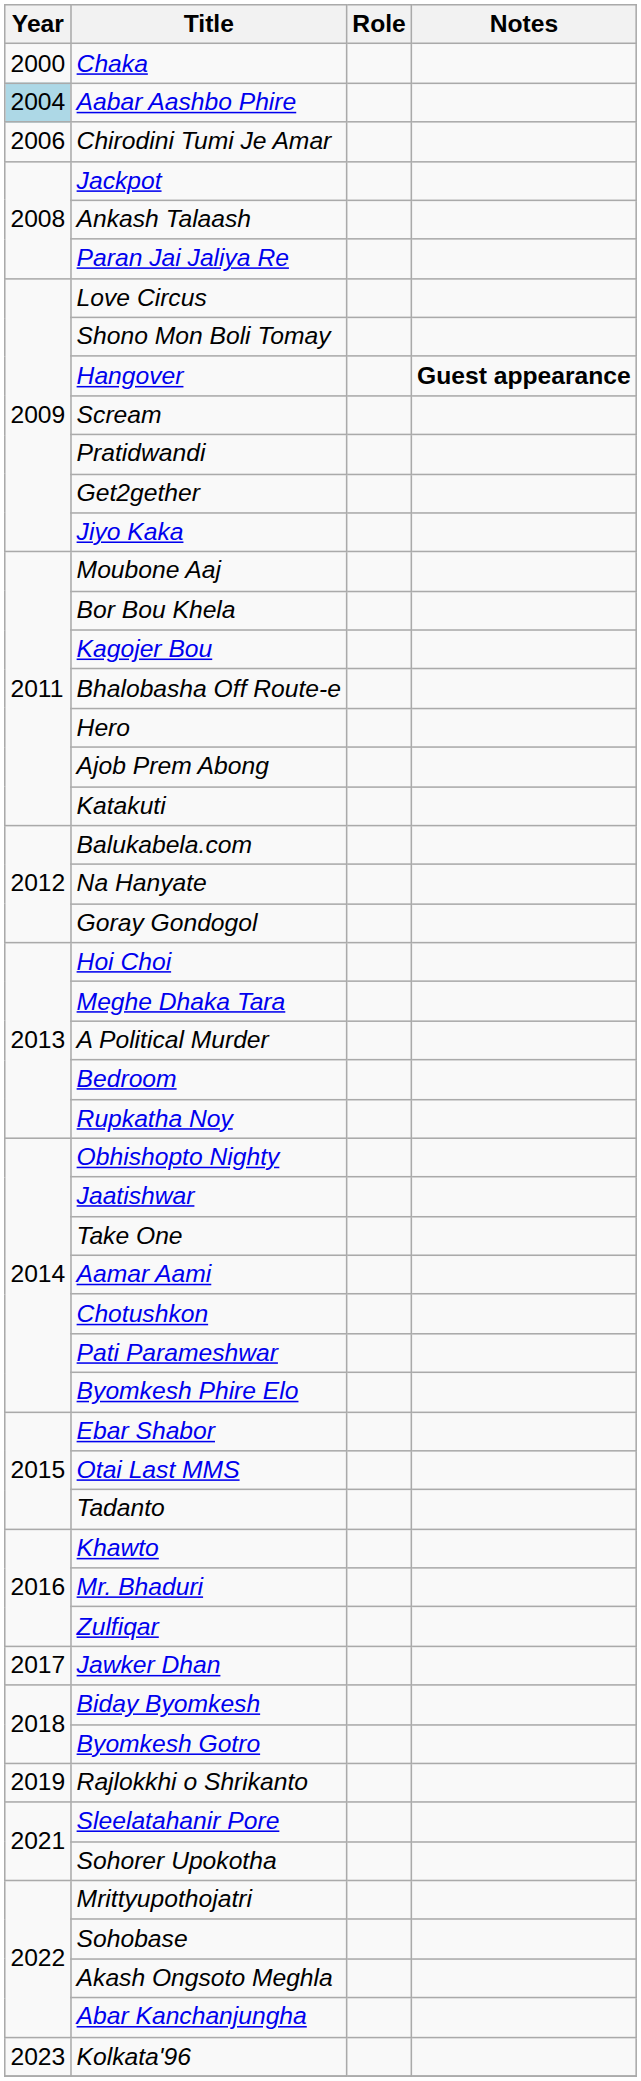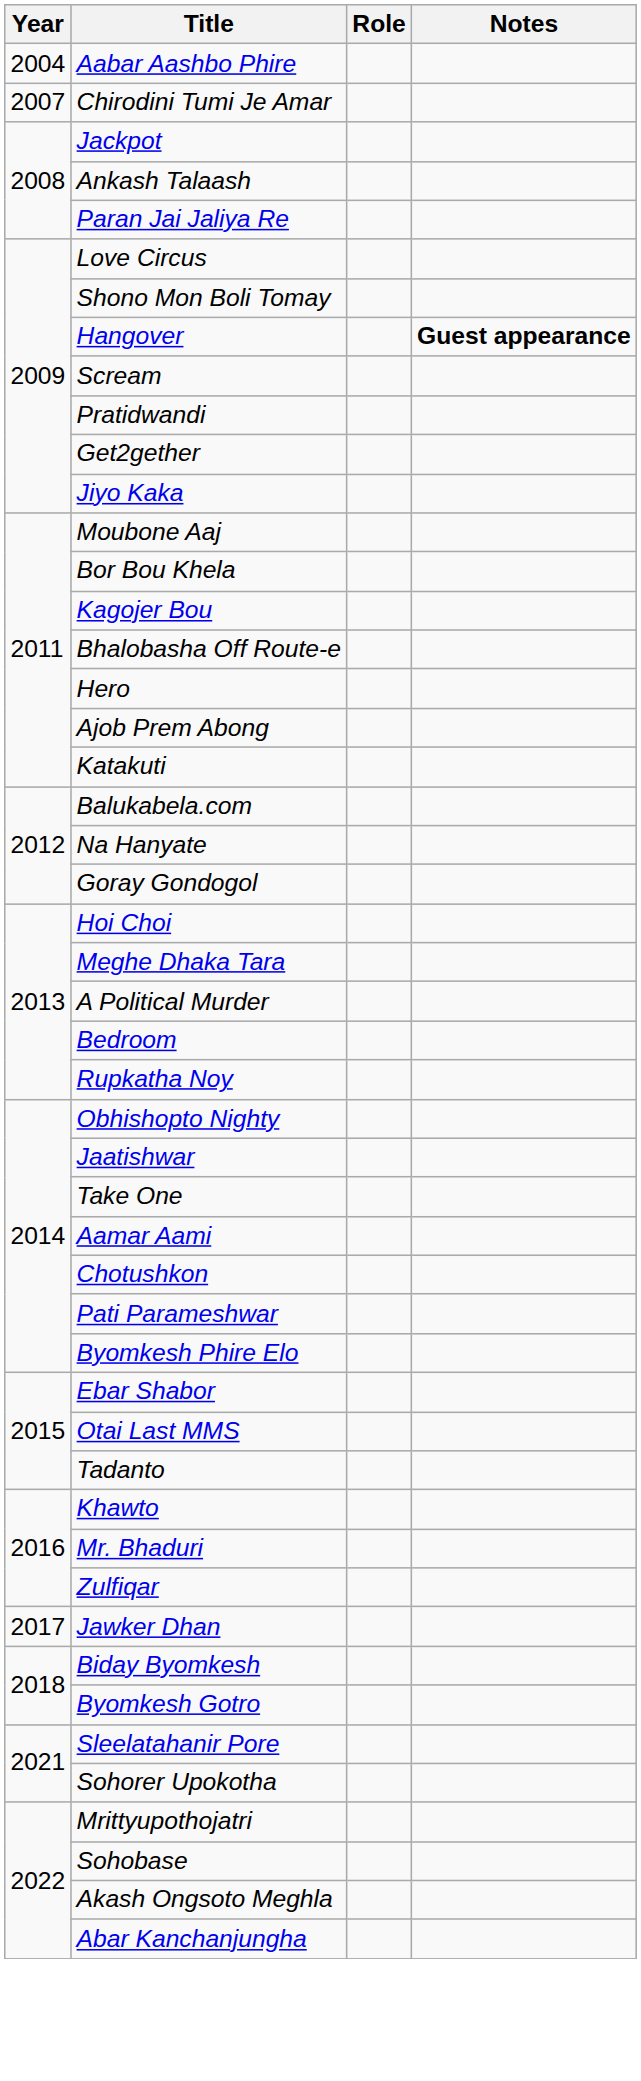- row: (112, 63)
(38, 102) lightblue background -> (38, 63) no background
(38, 141) 2006 -> (38, 102) 2007
- row: (192, 1782)
- row: (134, 2056)
